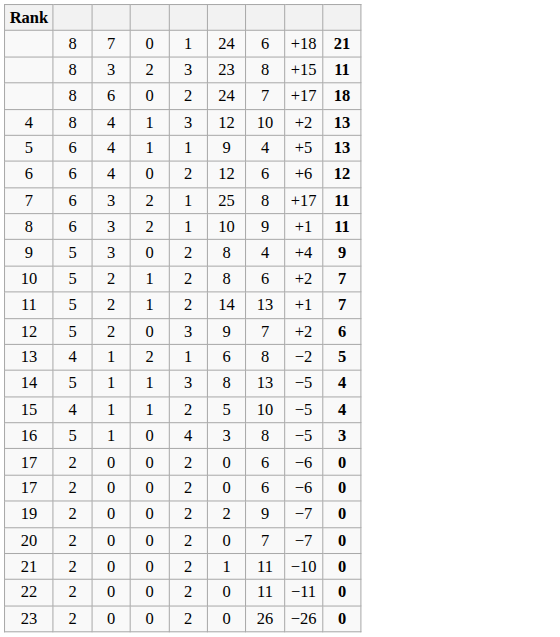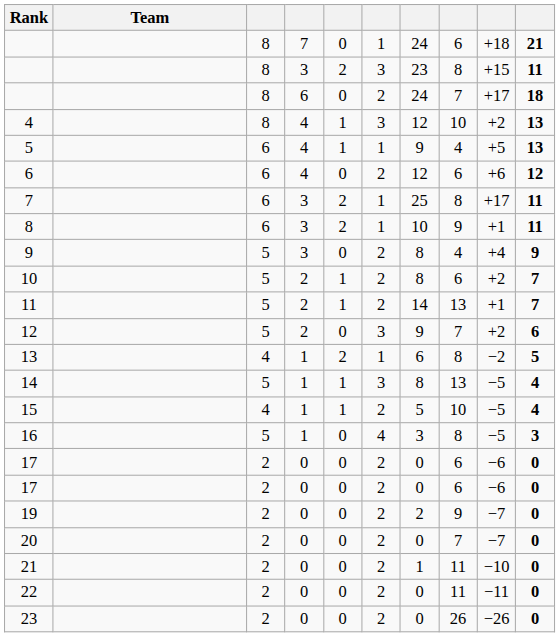+ column: (150, 17)
